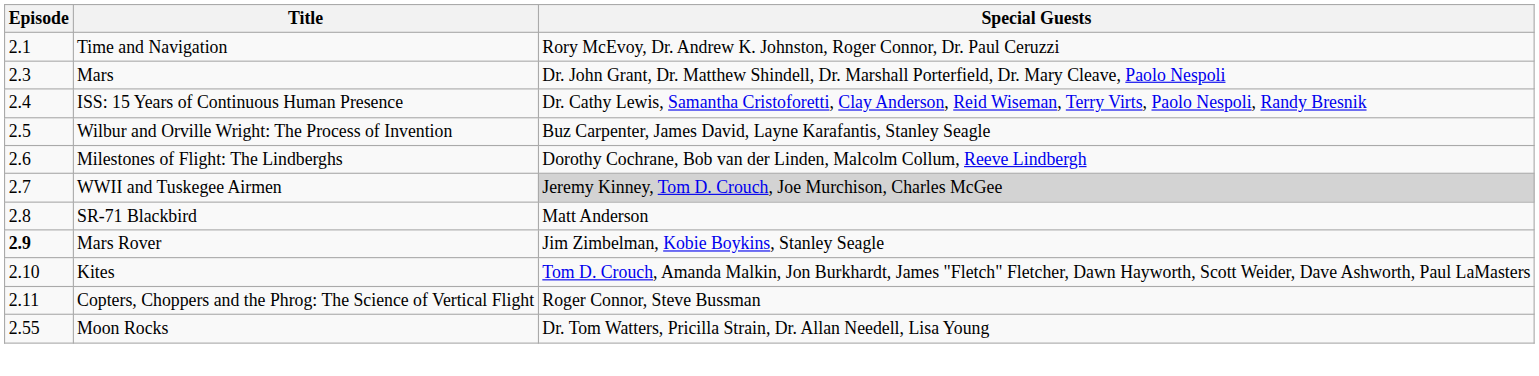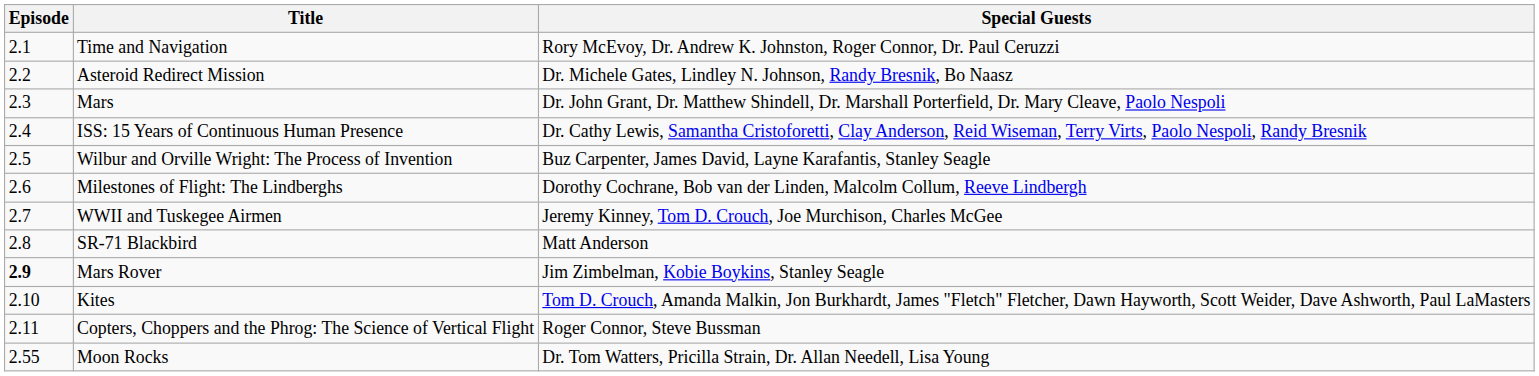+ row: (171, 74)
(772, 187) lightgrey background -> (772, 215) no background
